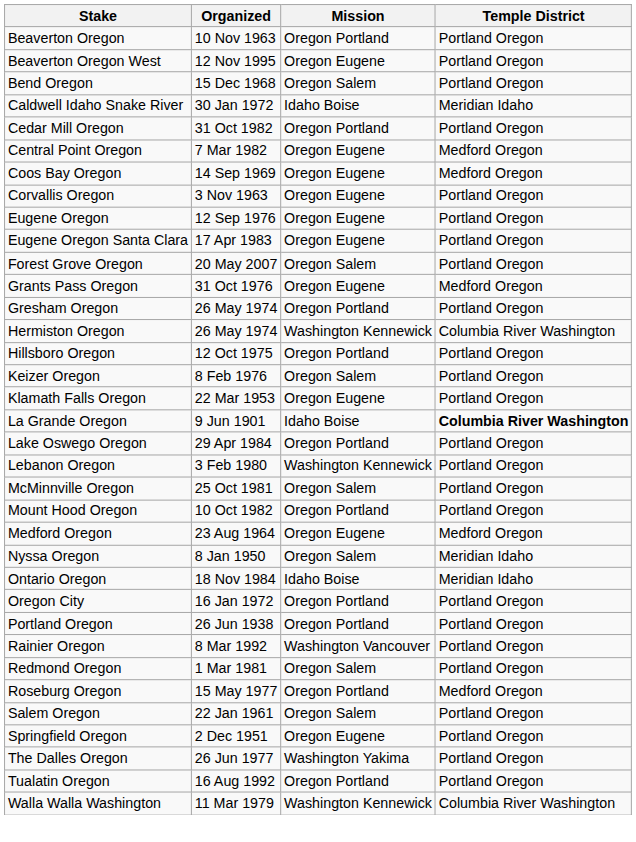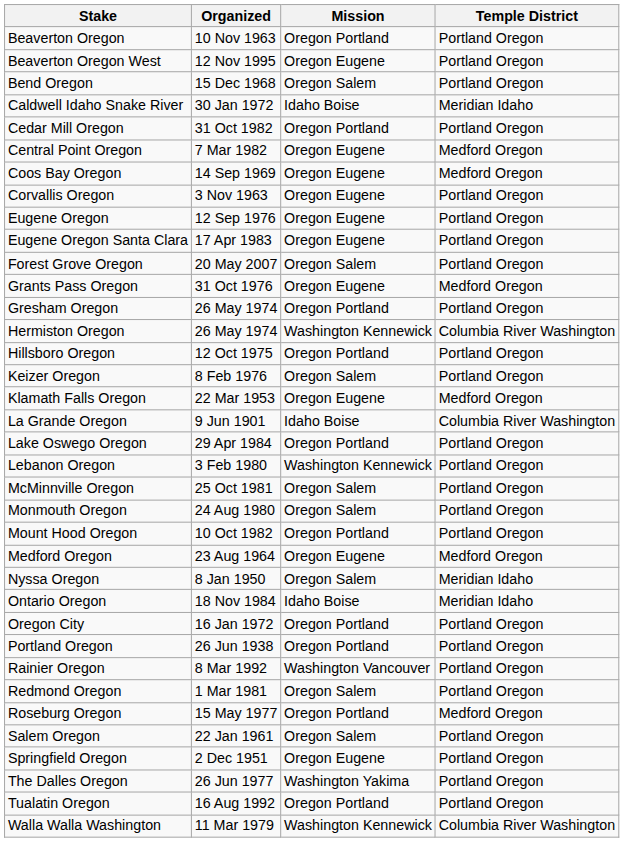(491, 398) Portland Oregon -> (491, 398) Medford Oregon
(534, 421) bold -> (527, 421) normal
+ row: (67, 511)
